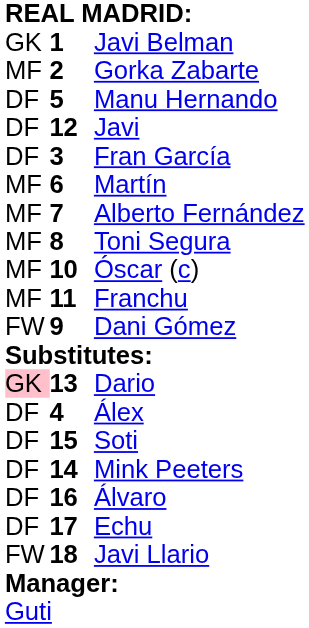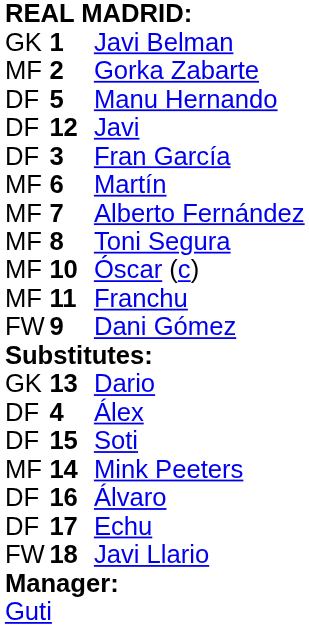(23, 383) pink background -> (23, 383) no background
(22, 469) DF -> (23, 469) MF
